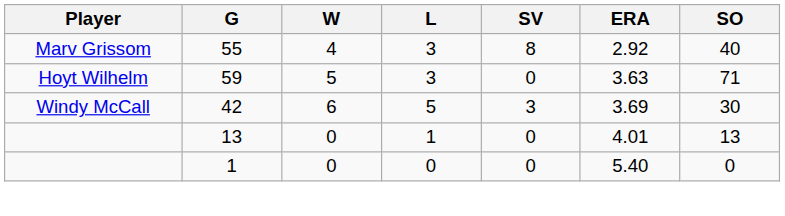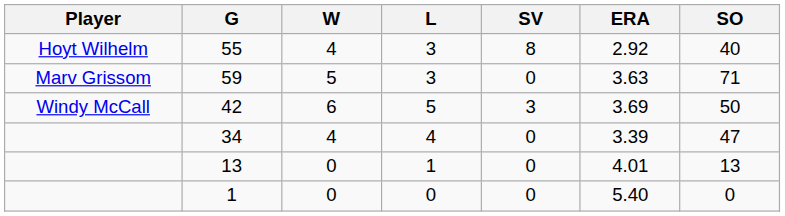(93, 48) Marv Grissom -> (93, 48) Hoyt Wilhelm
(93, 78) Hoyt Wilhelm -> (93, 78) Marv Grissom
(730, 107) 30 -> (730, 107) 50
+ row: (232, 136)
